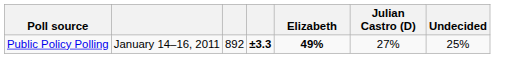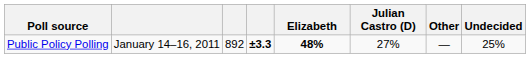+ column: (444, 26)
(312, 44) 49% -> (312, 44) 48%
